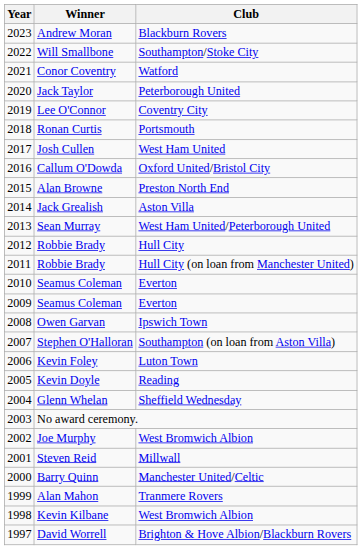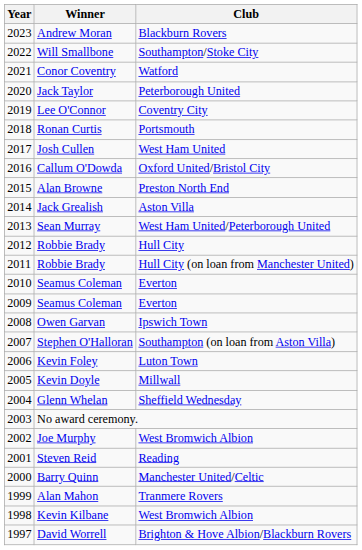(159, 380) Reading -> (159, 380) Millwall
(159, 457) Millwall -> (159, 457) Reading
